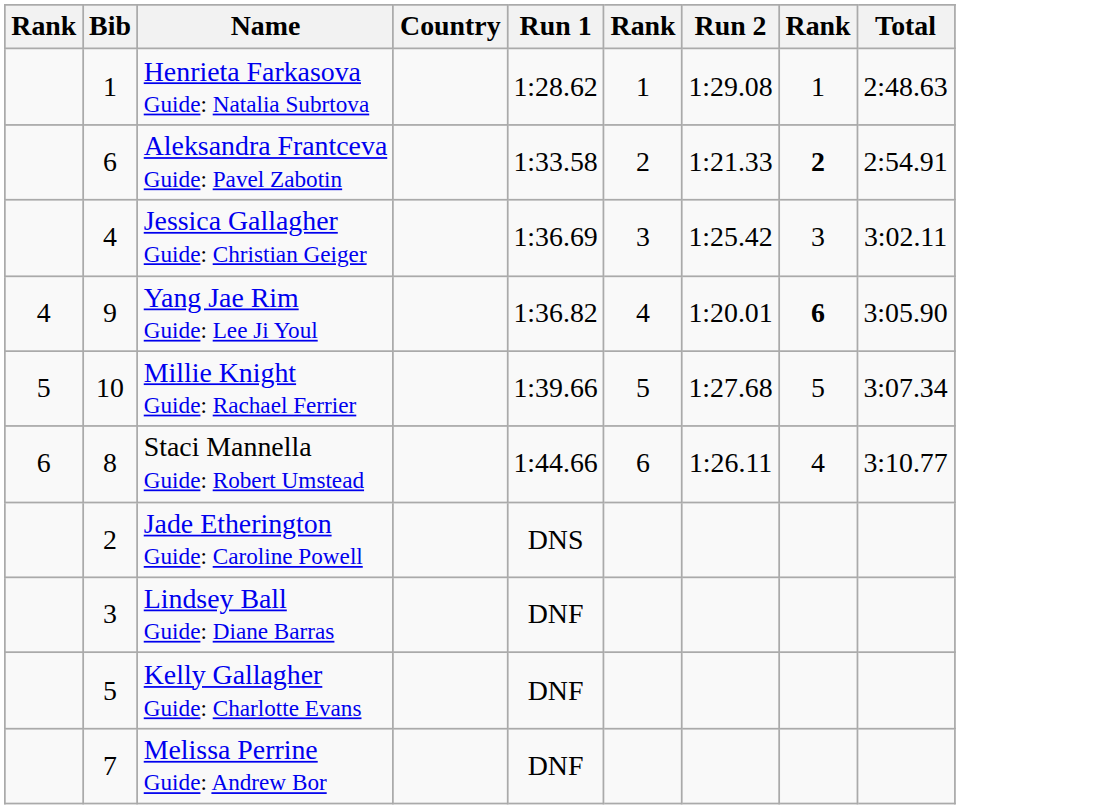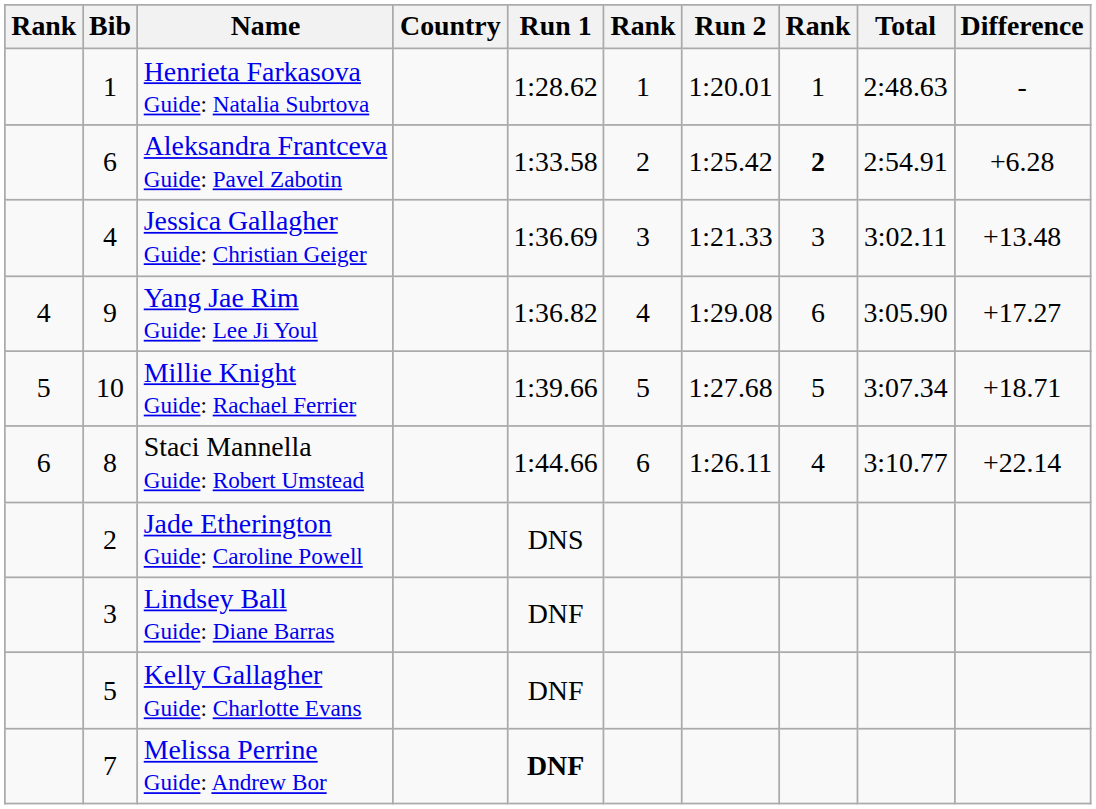+ column: (1022, 26)
(731, 86) 1:29.08 -> (731, 86) 1:20.01
(731, 161) 1:21.33 -> (731, 161) 1:25.42
(731, 237) 1:25.42 -> (731, 237) 1:21.33
(731, 312) 1:20.01 -> (731, 312) 1:29.08
(818, 312) bold -> (818, 312) normal
(556, 765) normal -> (556, 765) bold
